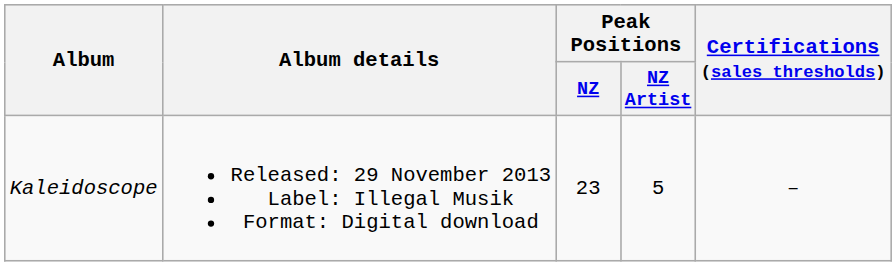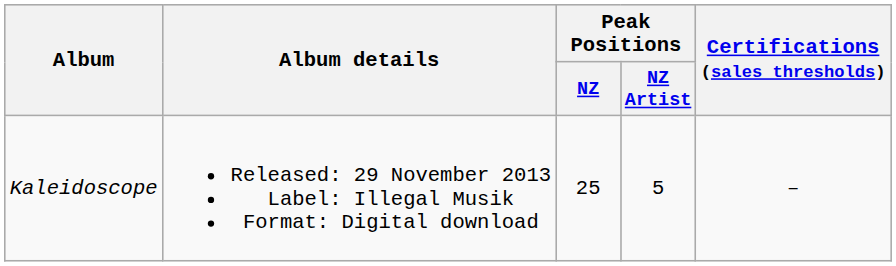(588, 188) 23 -> (588, 188) 25
